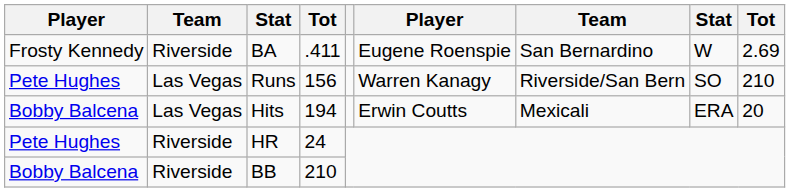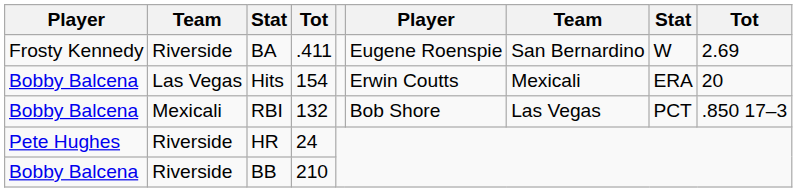- row: (273, 80)
(321, 111) 194 -> (312, 80) 154
+ row: (267, 111)
